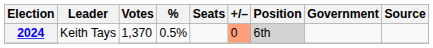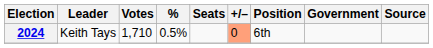(137, 33) 1,370 -> (137, 33) 1,710
(262, 33) lightgrey background -> (262, 33) no background
